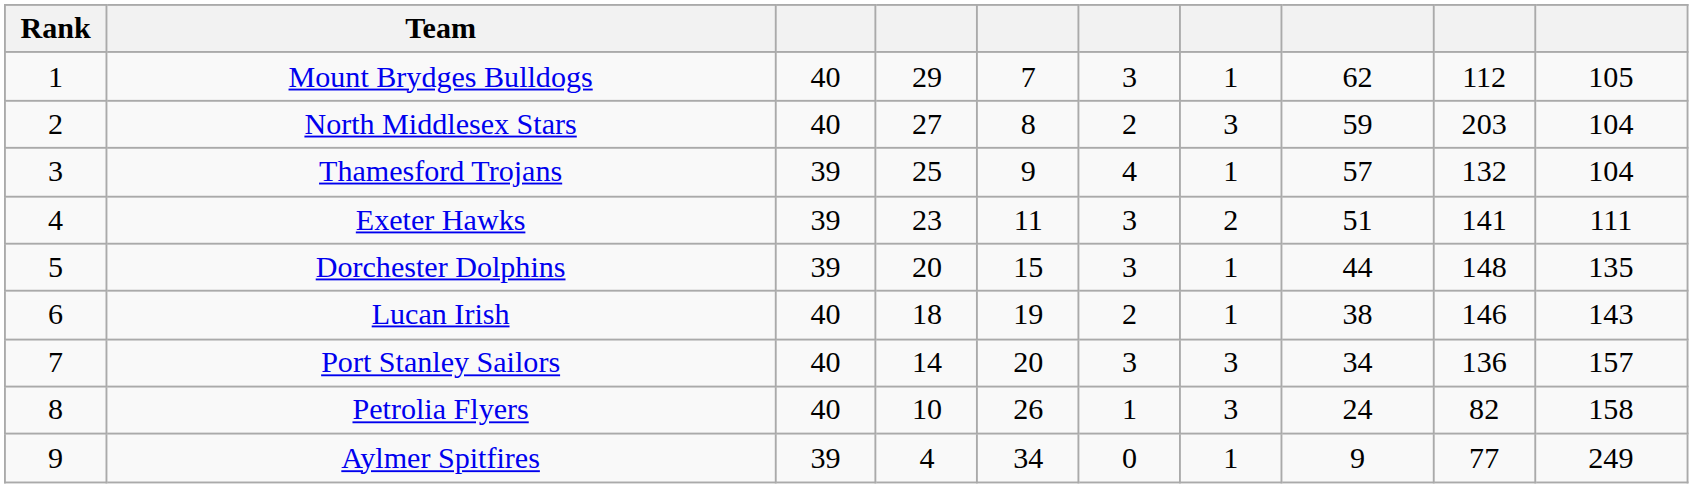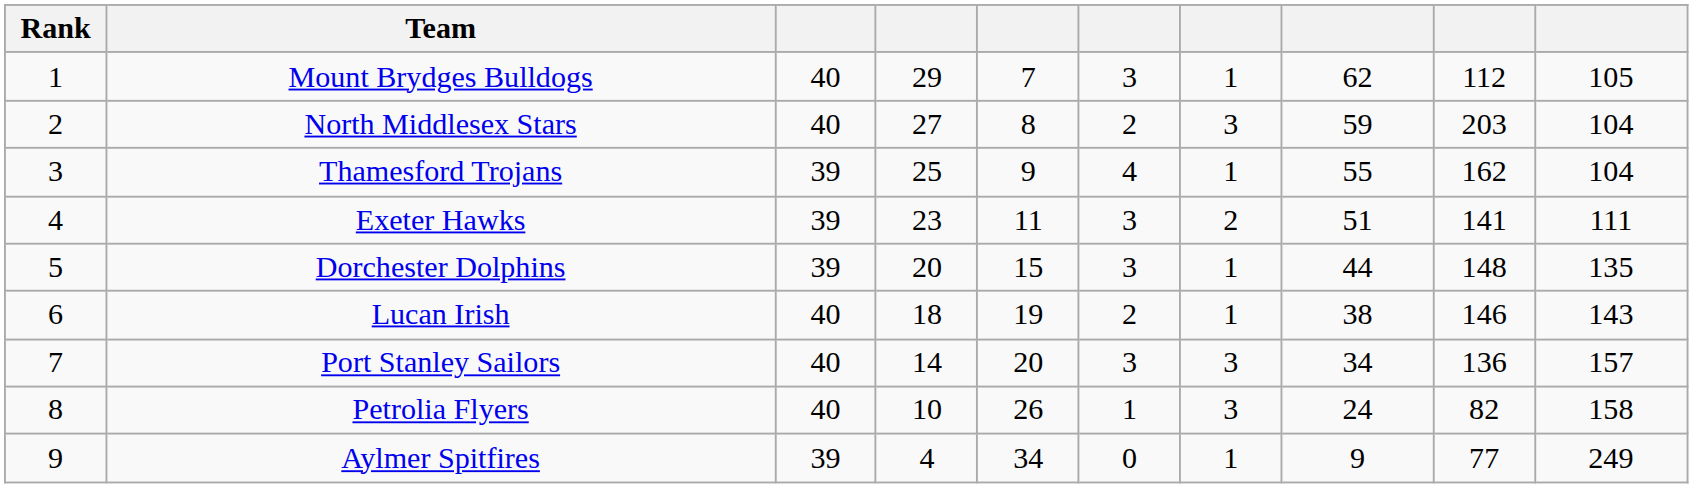(1358, 171) 57 -> (1358, 171) 55
(1484, 171) 132 -> (1484, 171) 162
